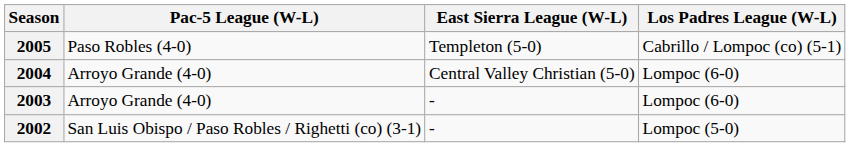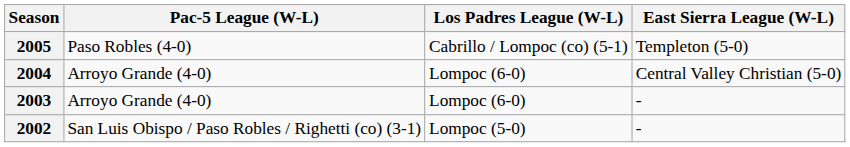columns swapped: (742, 18) <-> (532, 18)
